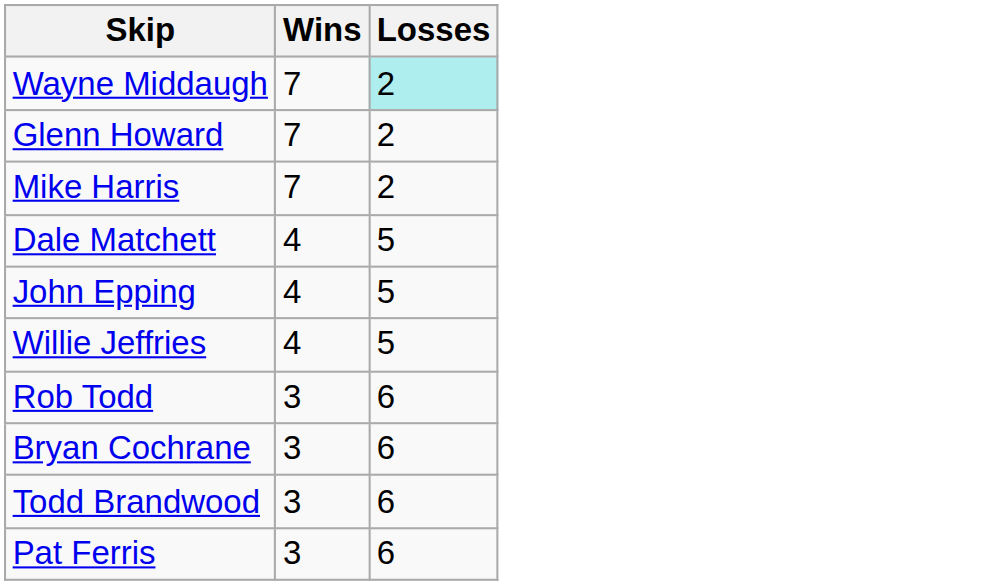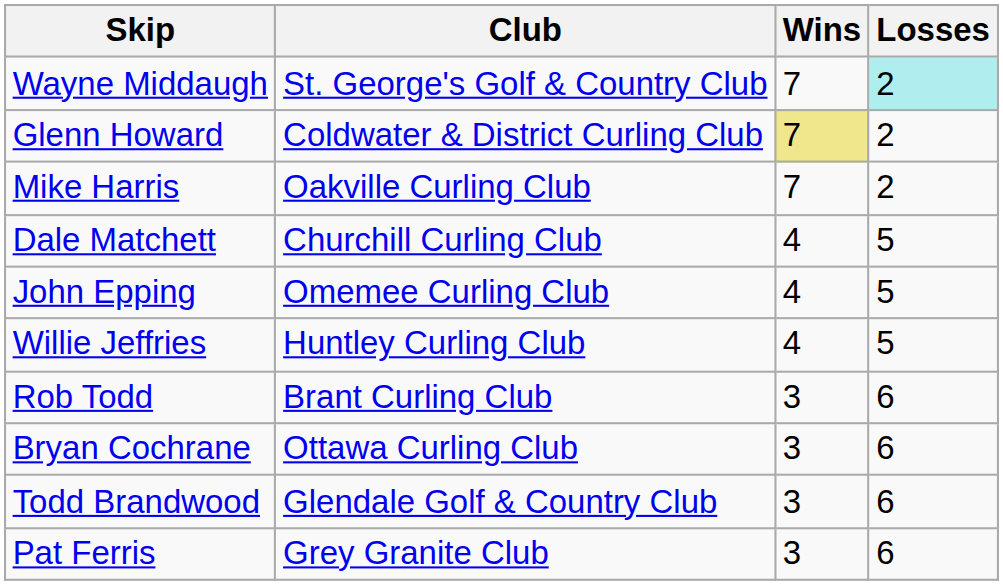+ column: (525, 30)
(292, 135) no background -> (792, 135) khaki background
